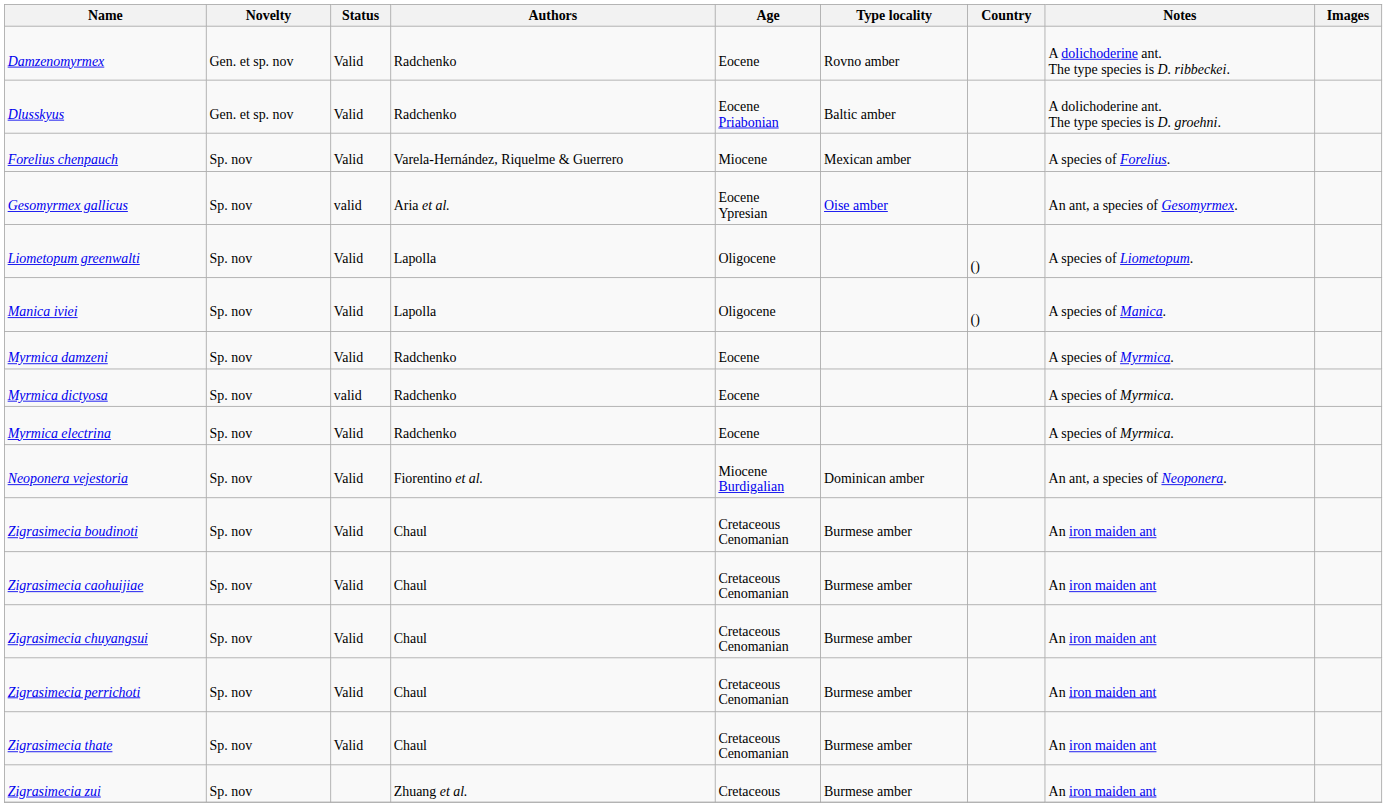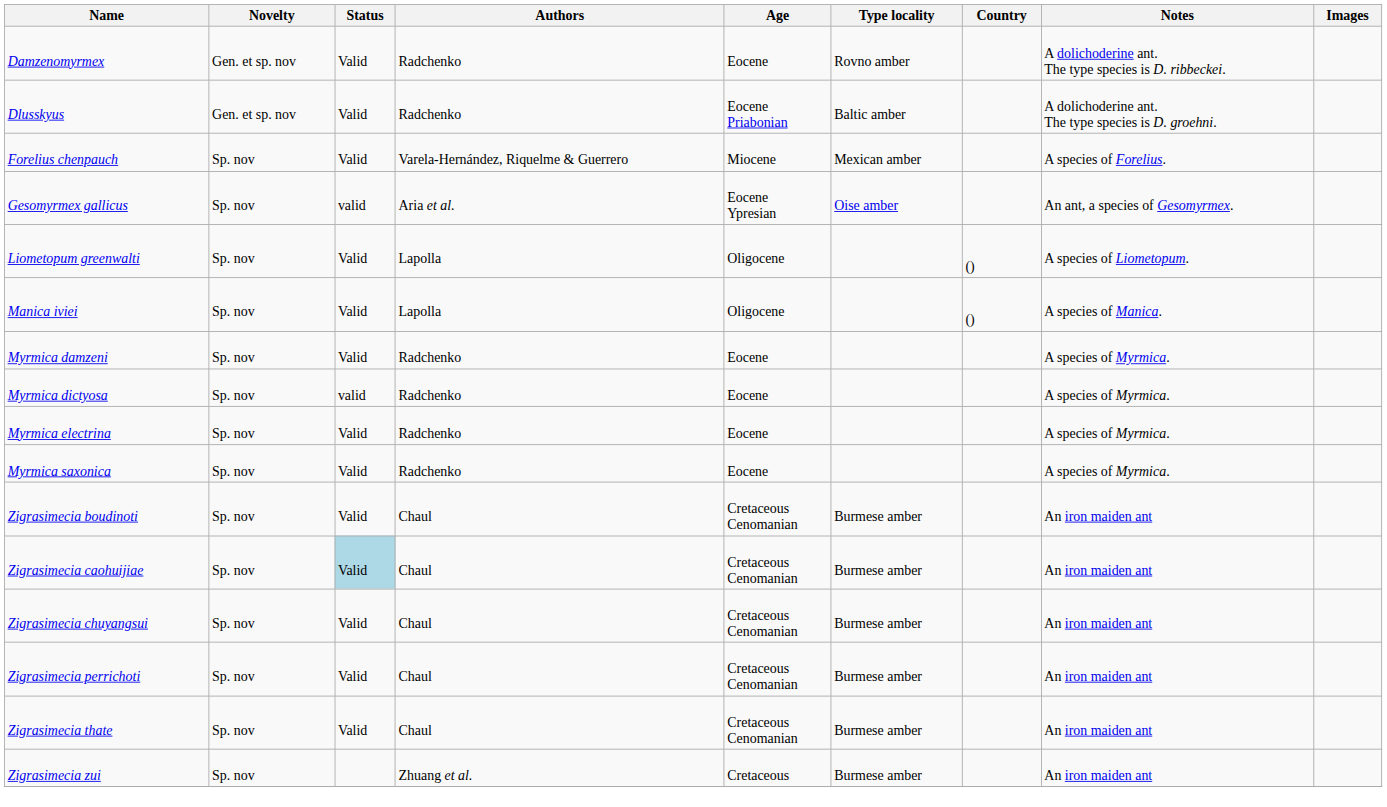+ row: (59, 471)
- row: (68, 479)
(349, 585) no background -> (353, 570) lightblue background
